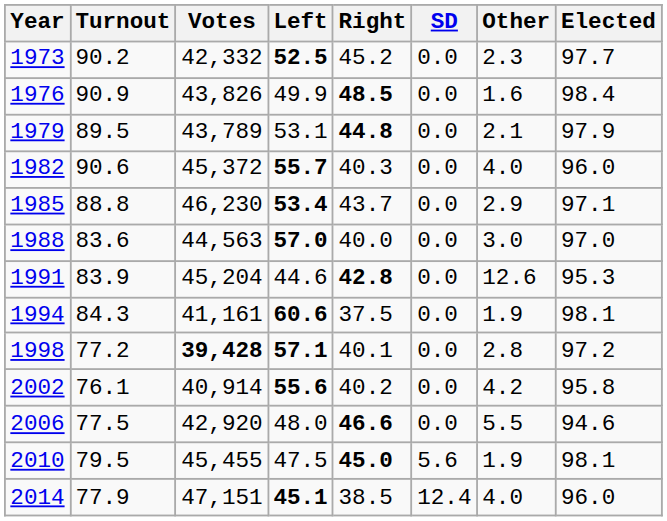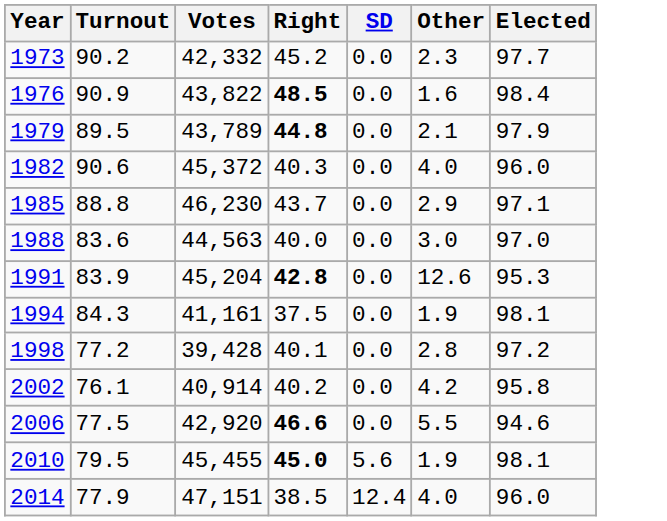- column: (301, 24)
(222, 96) 43,826 -> (222, 96) 43,822
(222, 352) bold -> (222, 352) normal
